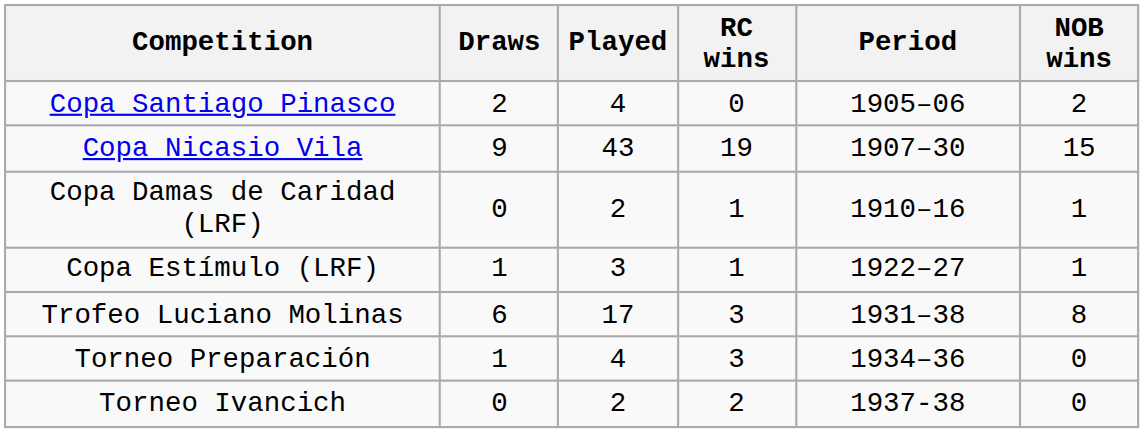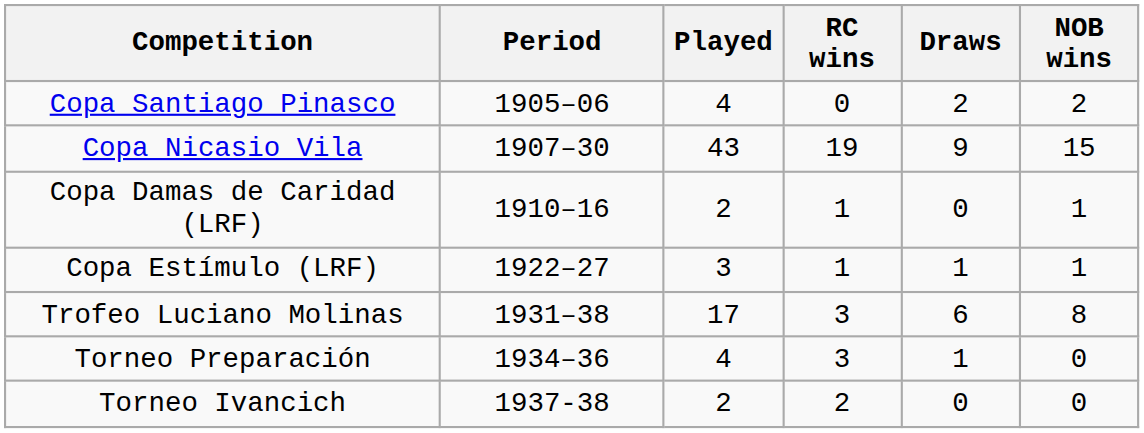columns swapped: (908, 43) <-> (499, 43)
